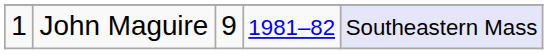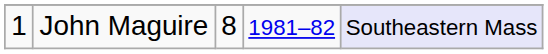(229, 26) 9 -> (229, 26) 8
